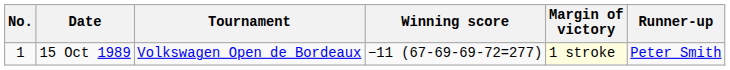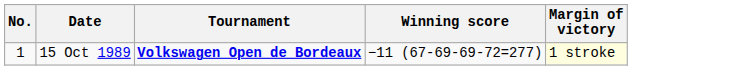- column: (676, 24)
(249, 54) normal -> (249, 54) bold
